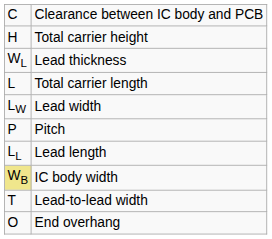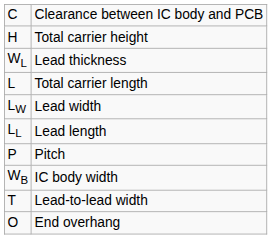rows swapped: (71, 153) <-> (50, 130)
(18, 178) khaki background -> (18, 178) no background
